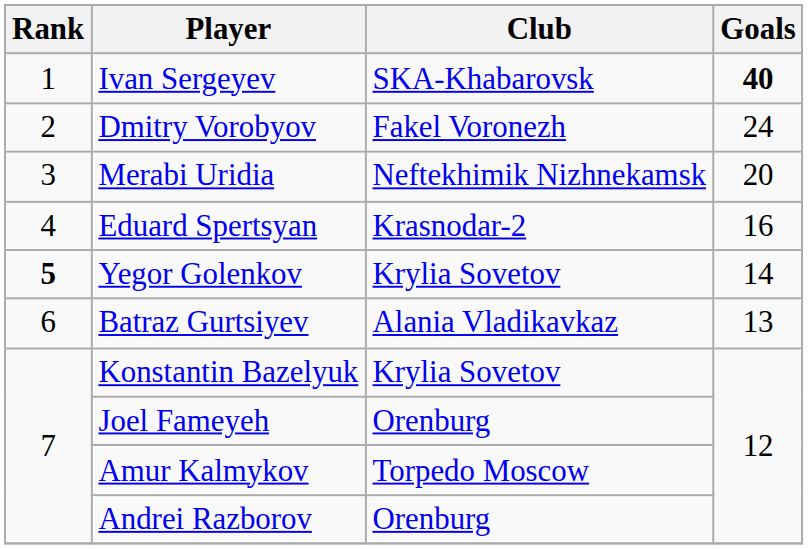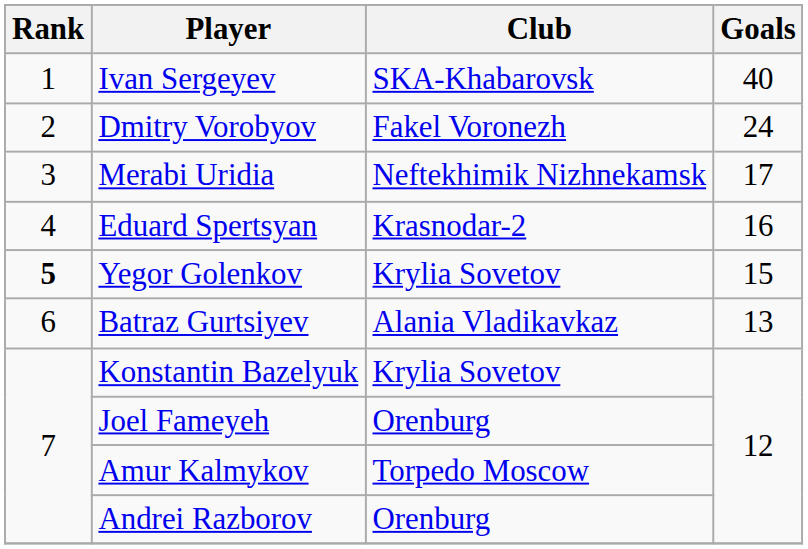(758, 77) bold -> (758, 77) normal
(758, 175) 20 -> (758, 175) 17
(758, 273) 14 -> (758, 273) 15
